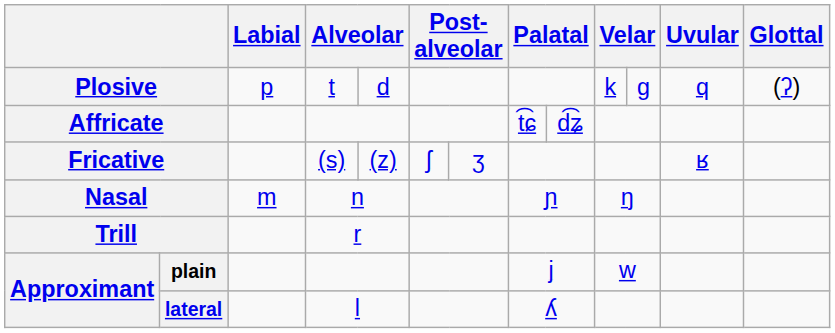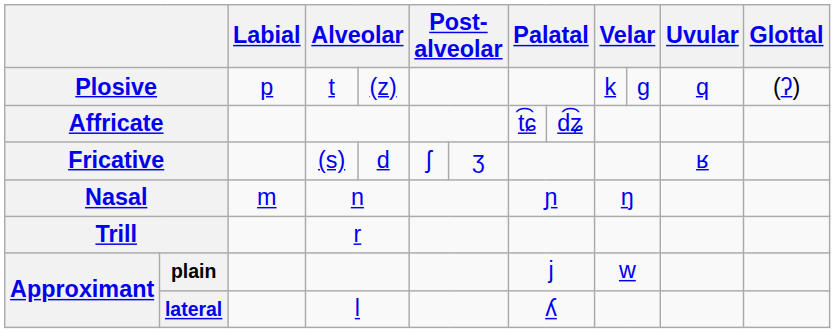(383, 86) d -> (383, 86) (z)
(383, 160) (z) -> (383, 160) d
